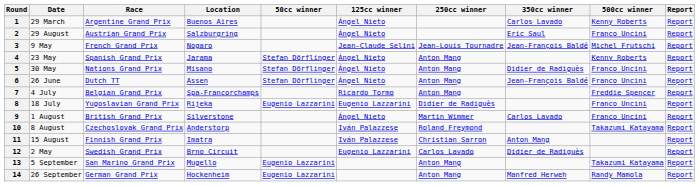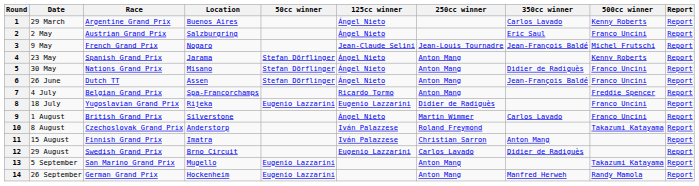(50, 34) 29 August -> (41, 34) 2 May
(41, 152) 2 May -> (50, 152) 29 August
